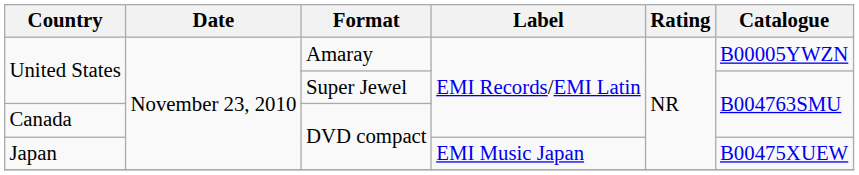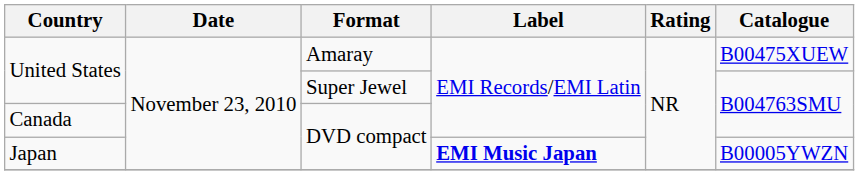(784, 53) B00005YWZN -> (784, 53) B00475XUEW
(510, 152) normal -> (517, 152) bold
(784, 152) B00475XUEW -> (784, 152) B00005YWZN
